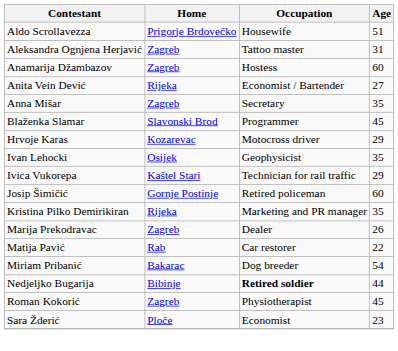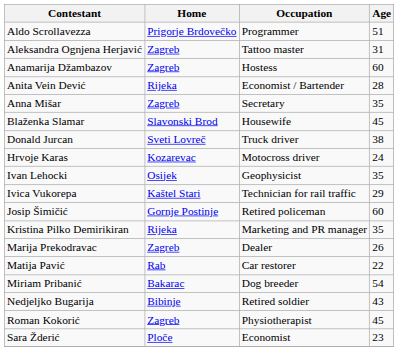(266, 31) Housewife -> (270, 31) Programmer
(378, 85) 27 -> (378, 85) 28
(270, 121) Programmer -> (266, 121) Housewife
+ row: (40, 139)
(378, 139) 29 -> (378, 157) 24
(278, 283) bold -> (275, 301) normal
(378, 283) 44 -> (378, 301) 43
